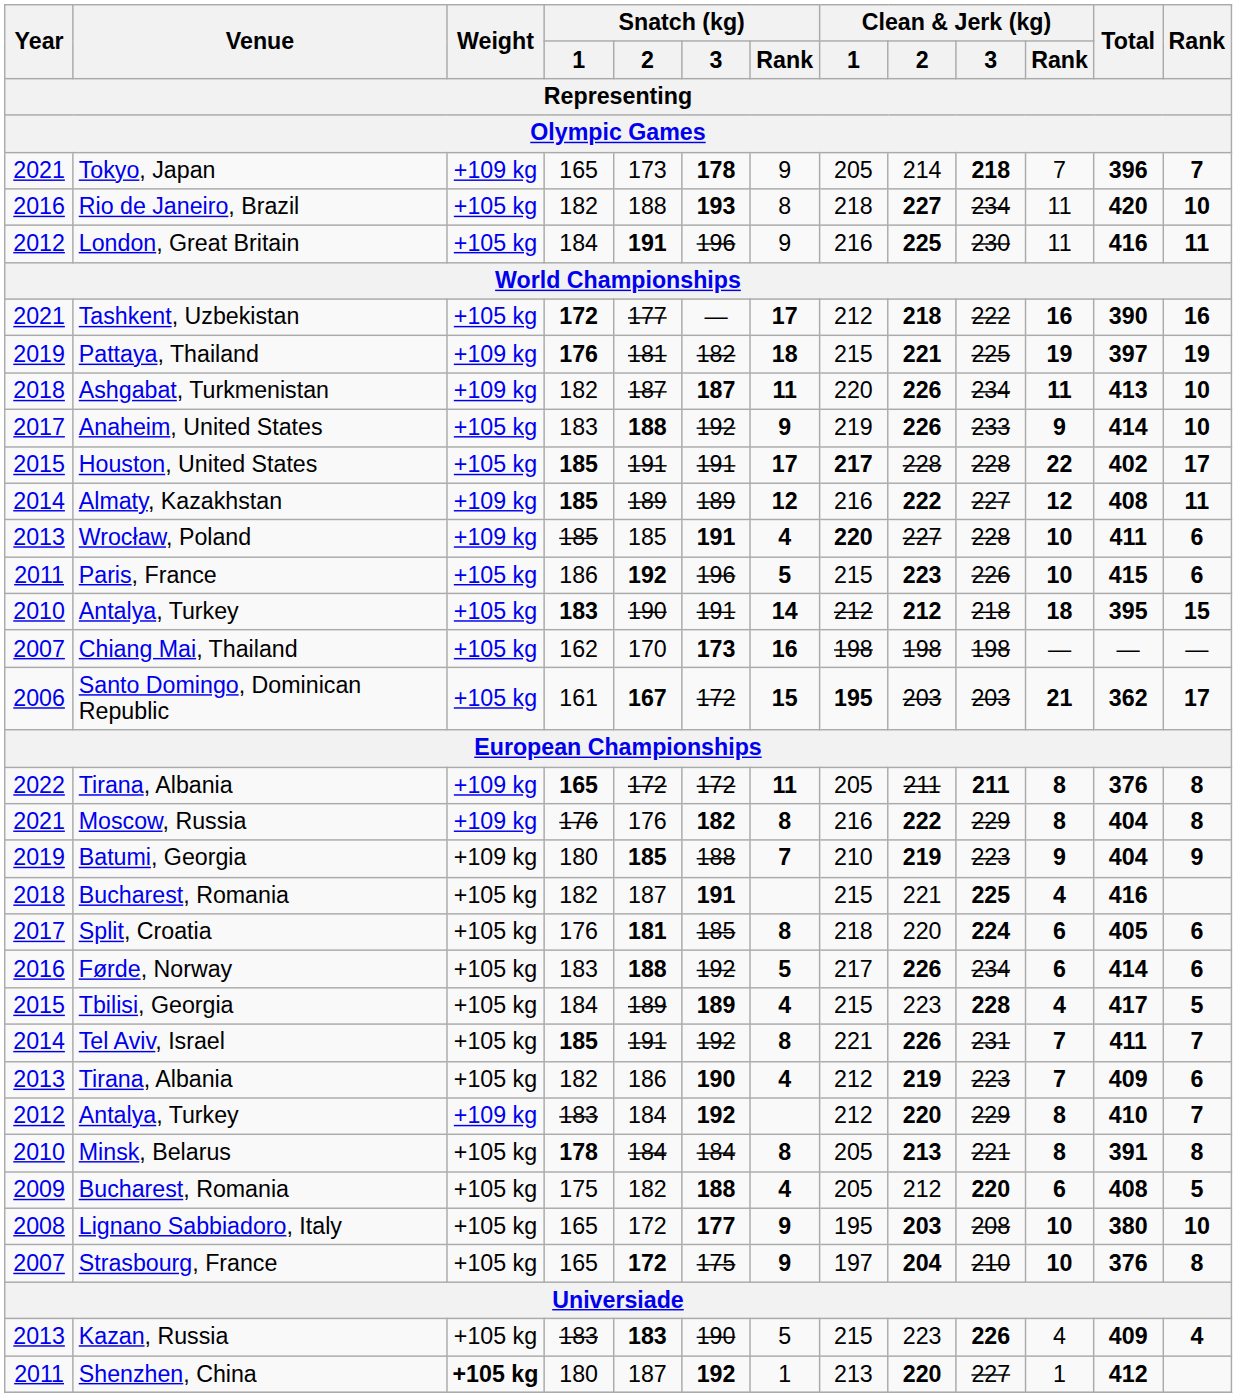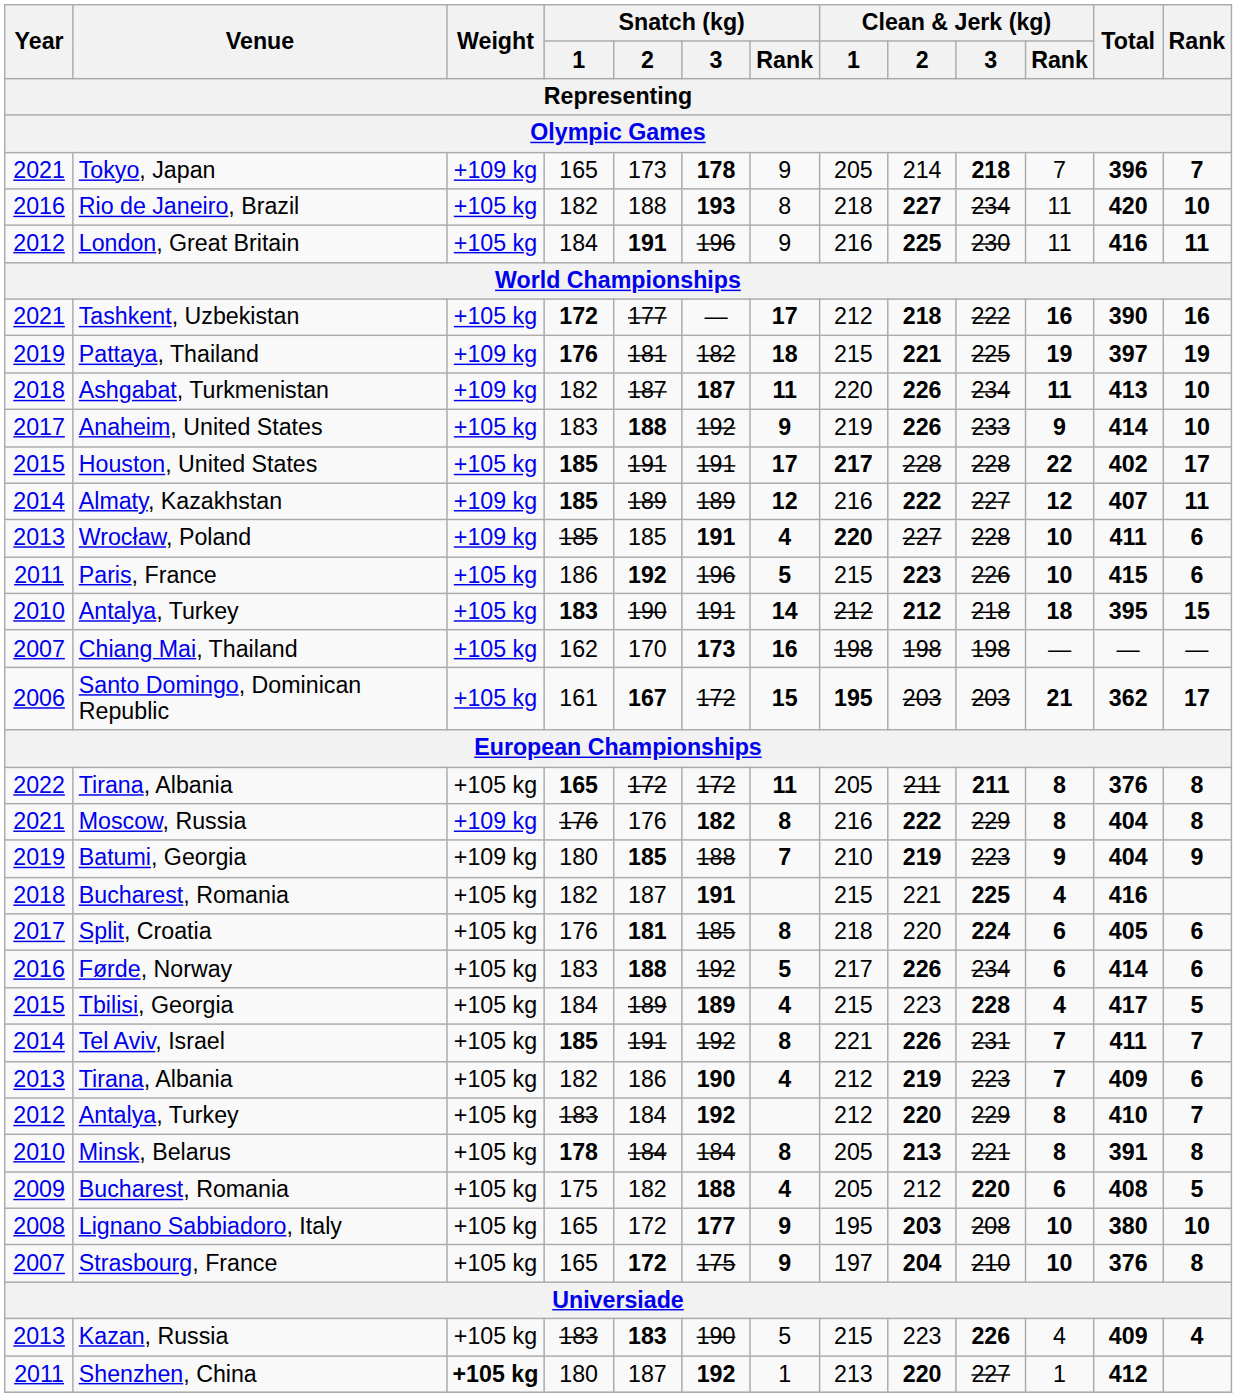(1128, 501) 408 -> (1128, 501) 407
(495, 784) +109 kg -> (495, 784) +105 kg
(495, 1116) +109 kg -> (495, 1116) +105 kg
